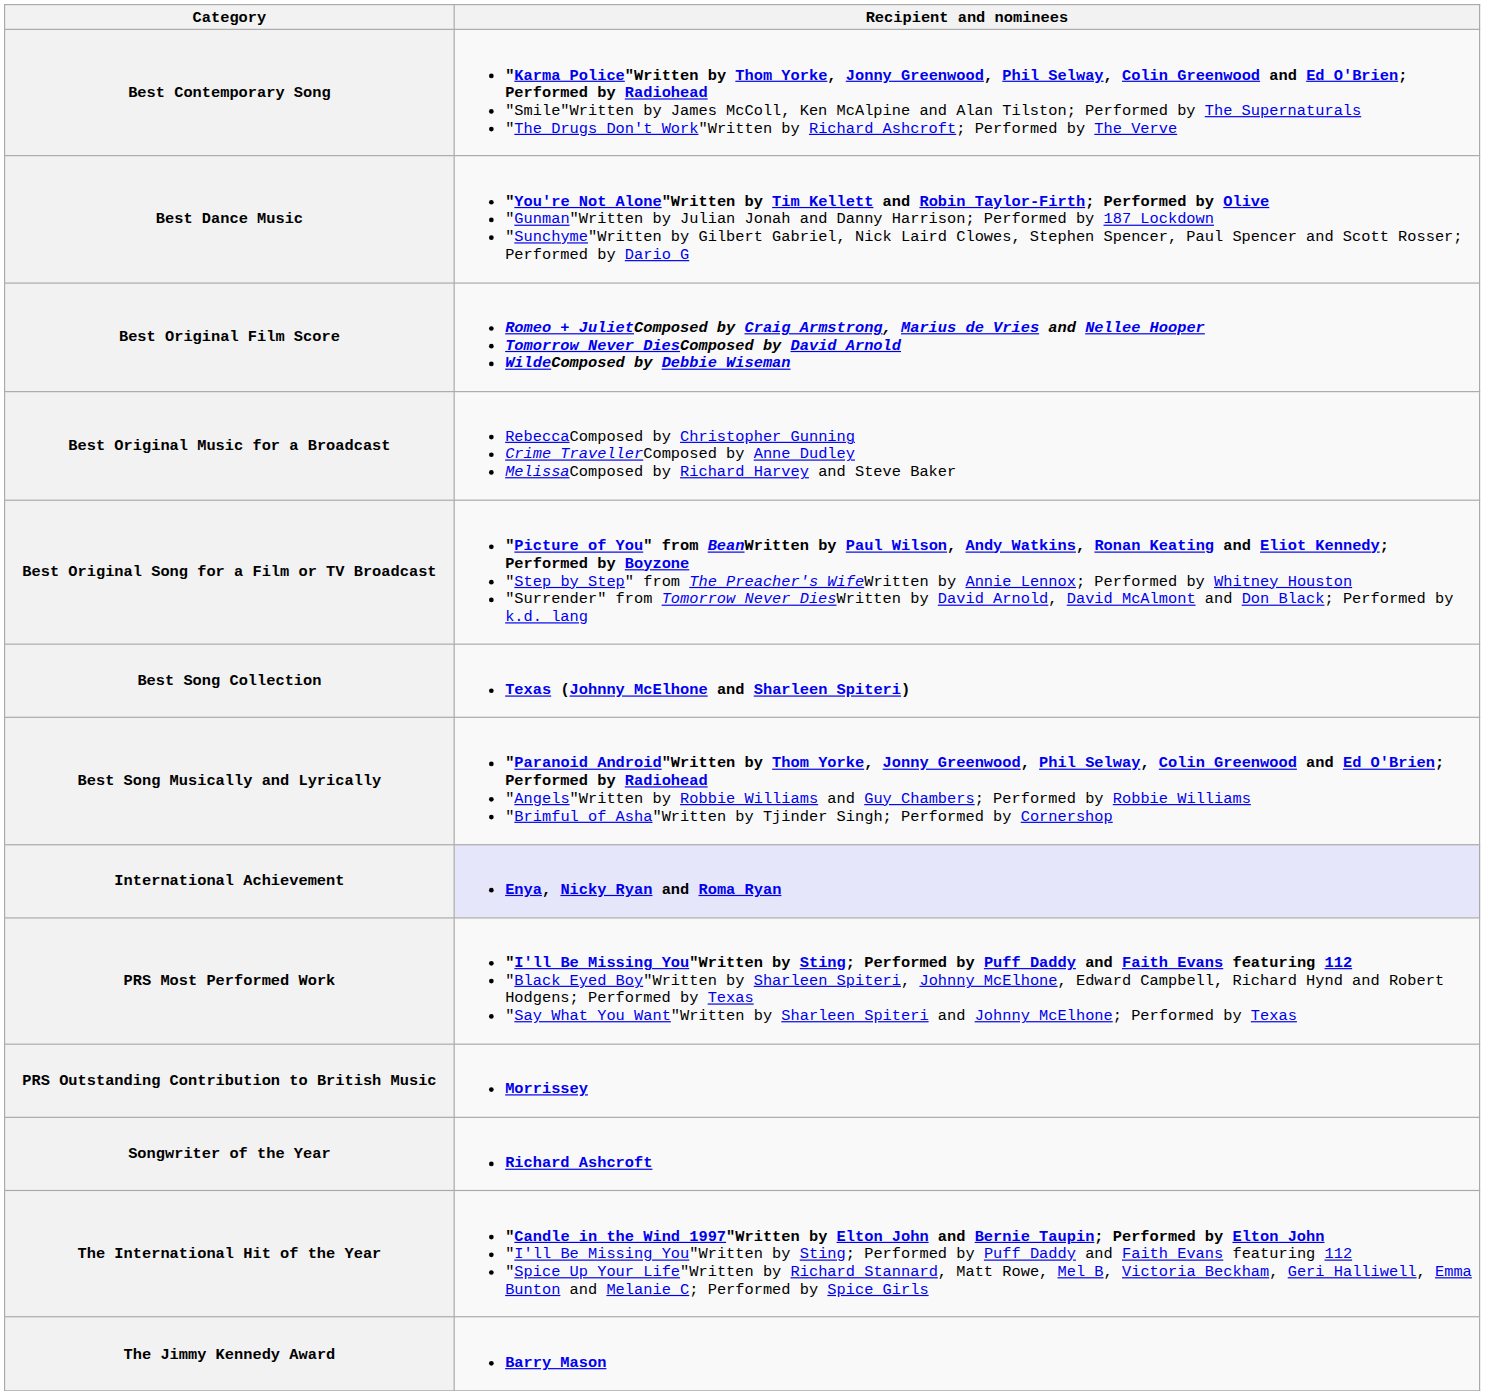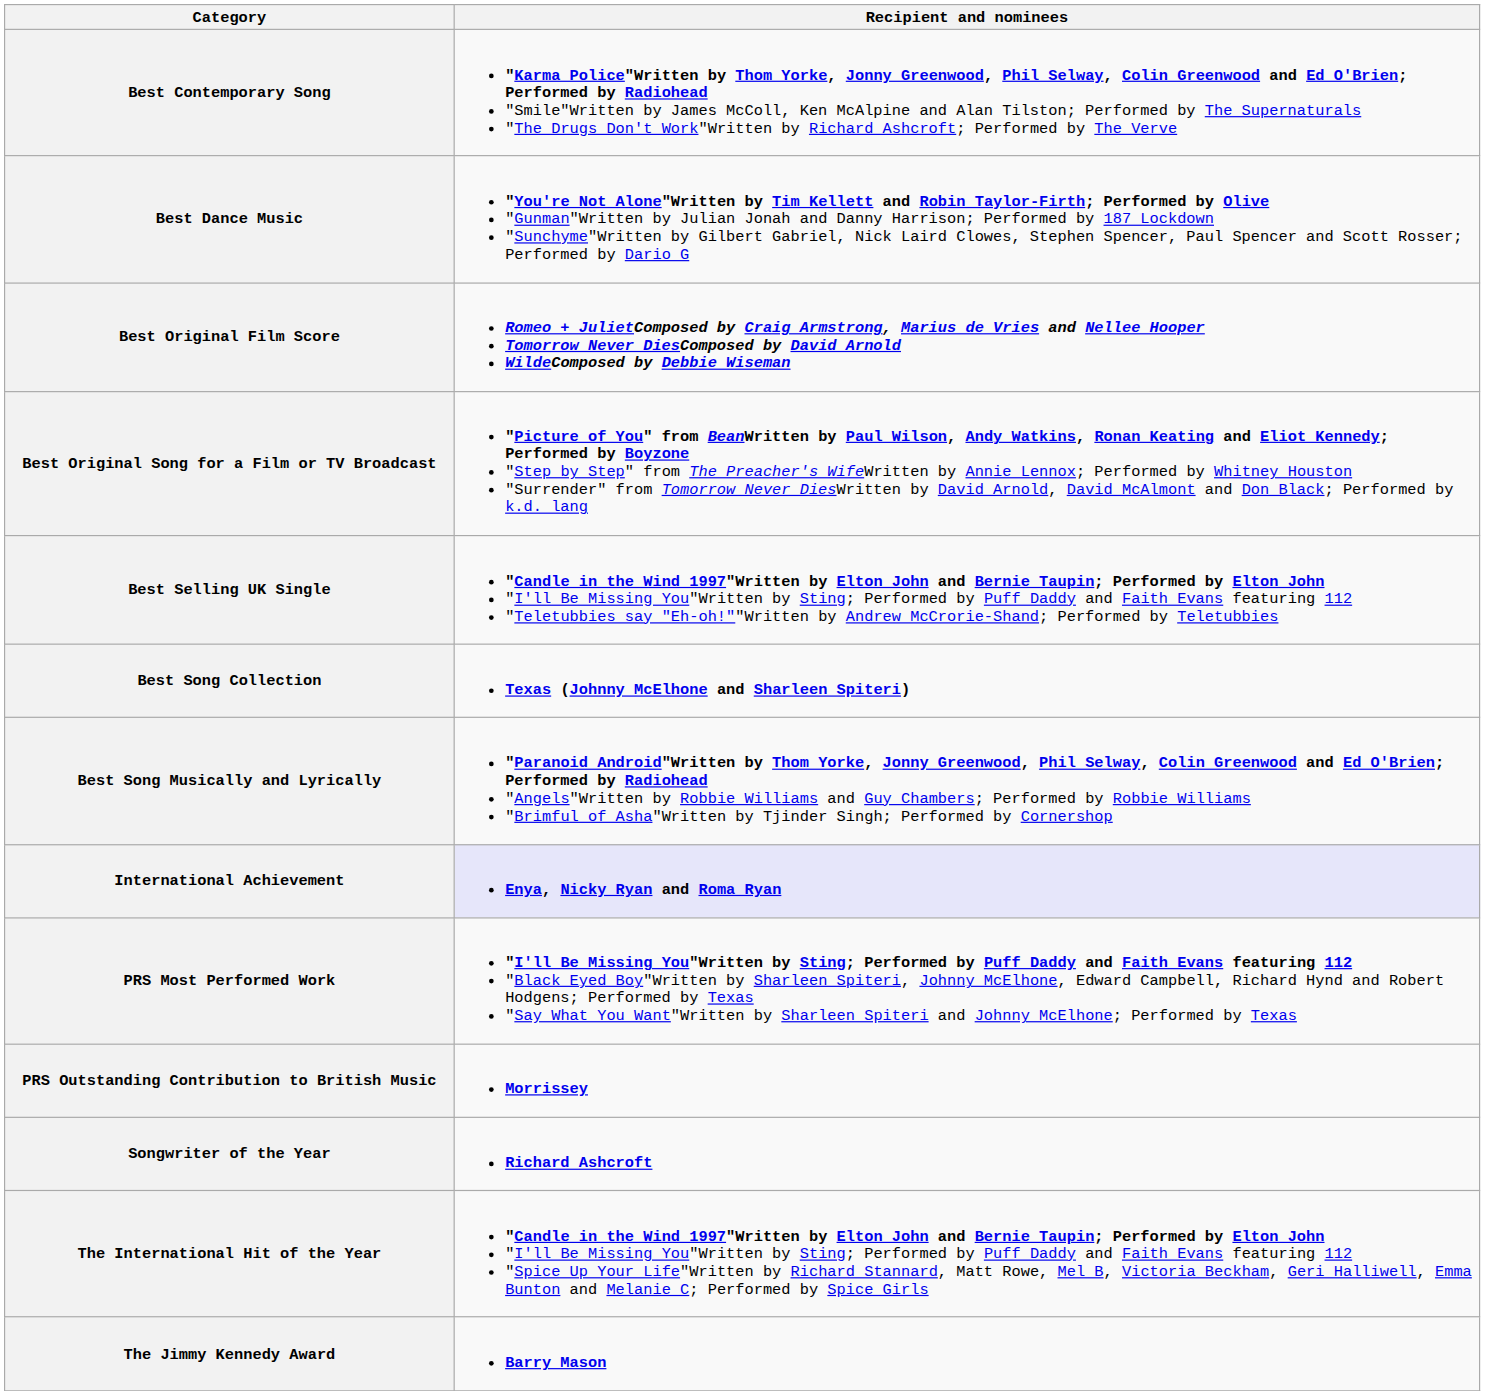- row: (229, 446)
+ row: (229, 590)
